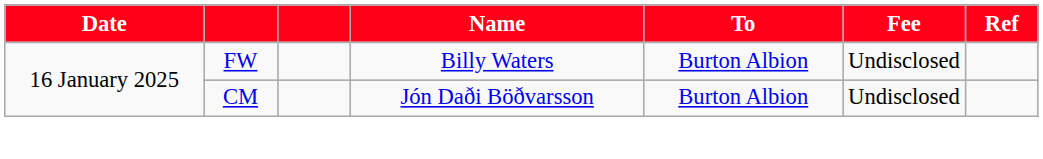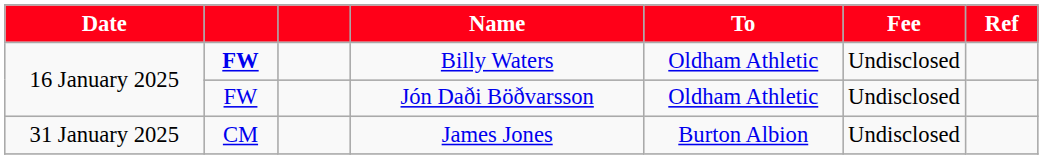(240, 60) normal -> (240, 60) bold
(743, 60) Burton Albion -> (743, 60) Oldham Athletic
(240, 98) CM -> (240, 98) FW
(743, 98) Burton Albion -> (743, 98) Oldham Athletic
+ row: (497, 135)
